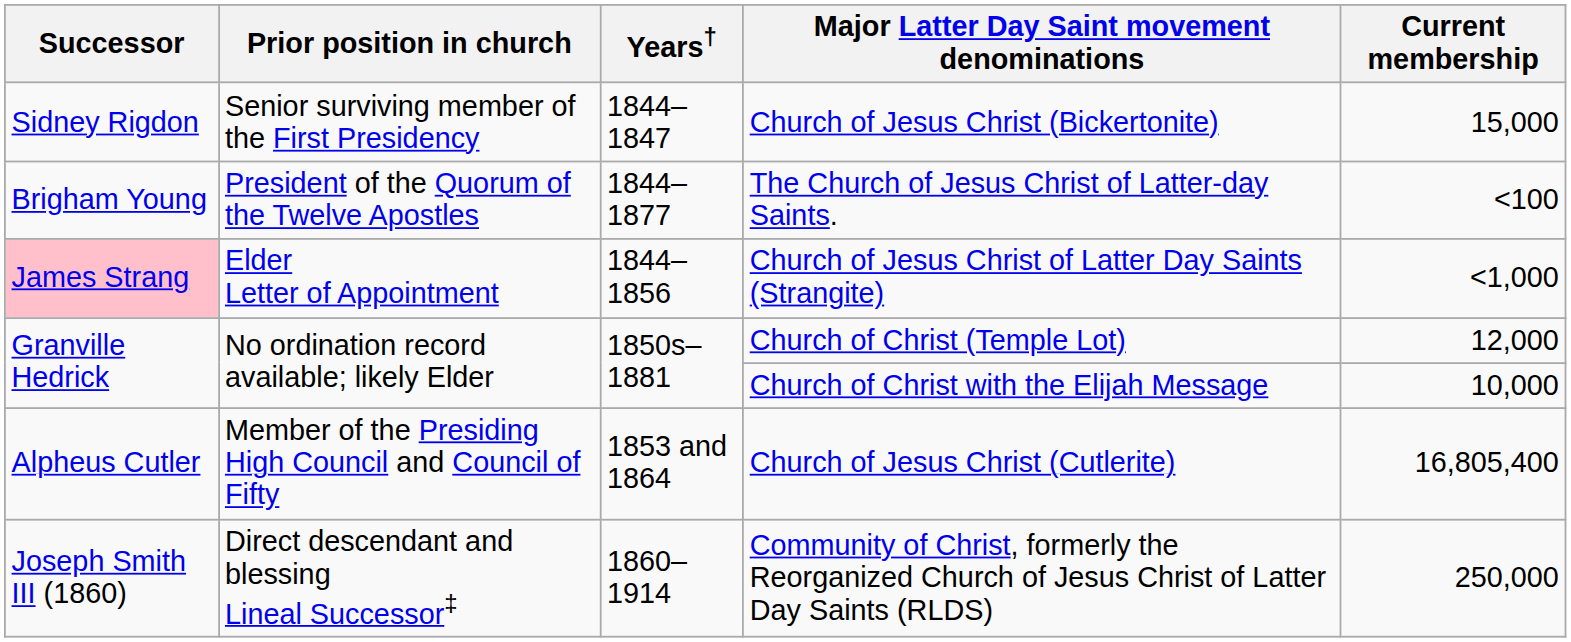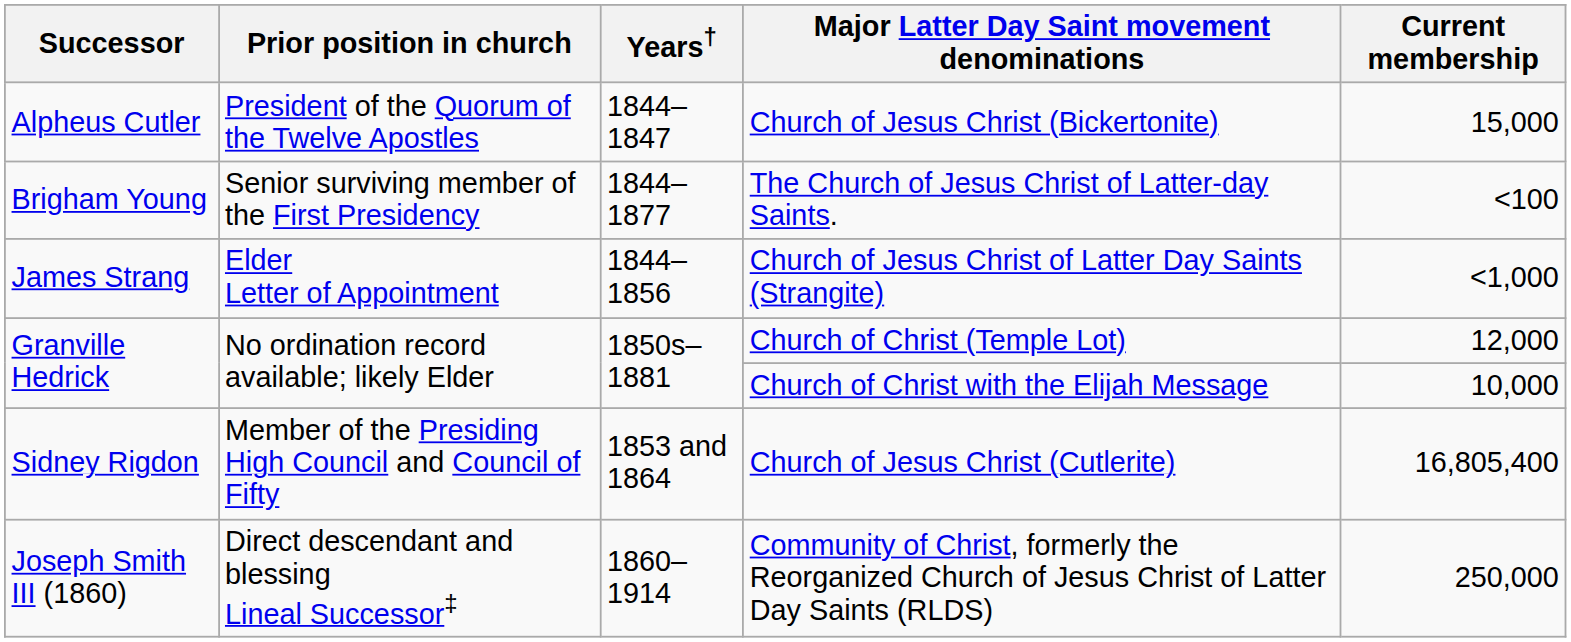(105, 121) Sidney Rigdon -> (106, 121) Alpheus Cutler
(400, 121) Senior surviving member of the First Presidency -> (398, 121) President of the Quorum of the Twelve Apostles
(398, 199) President of the Quorum of the Twelve Apostles -> (400, 199) Senior surviving member of the First Presidency
(100, 277) pink background -> (100, 277) no background
(106, 463) Alpheus Cutler -> (105, 463) Sidney Rigdon
